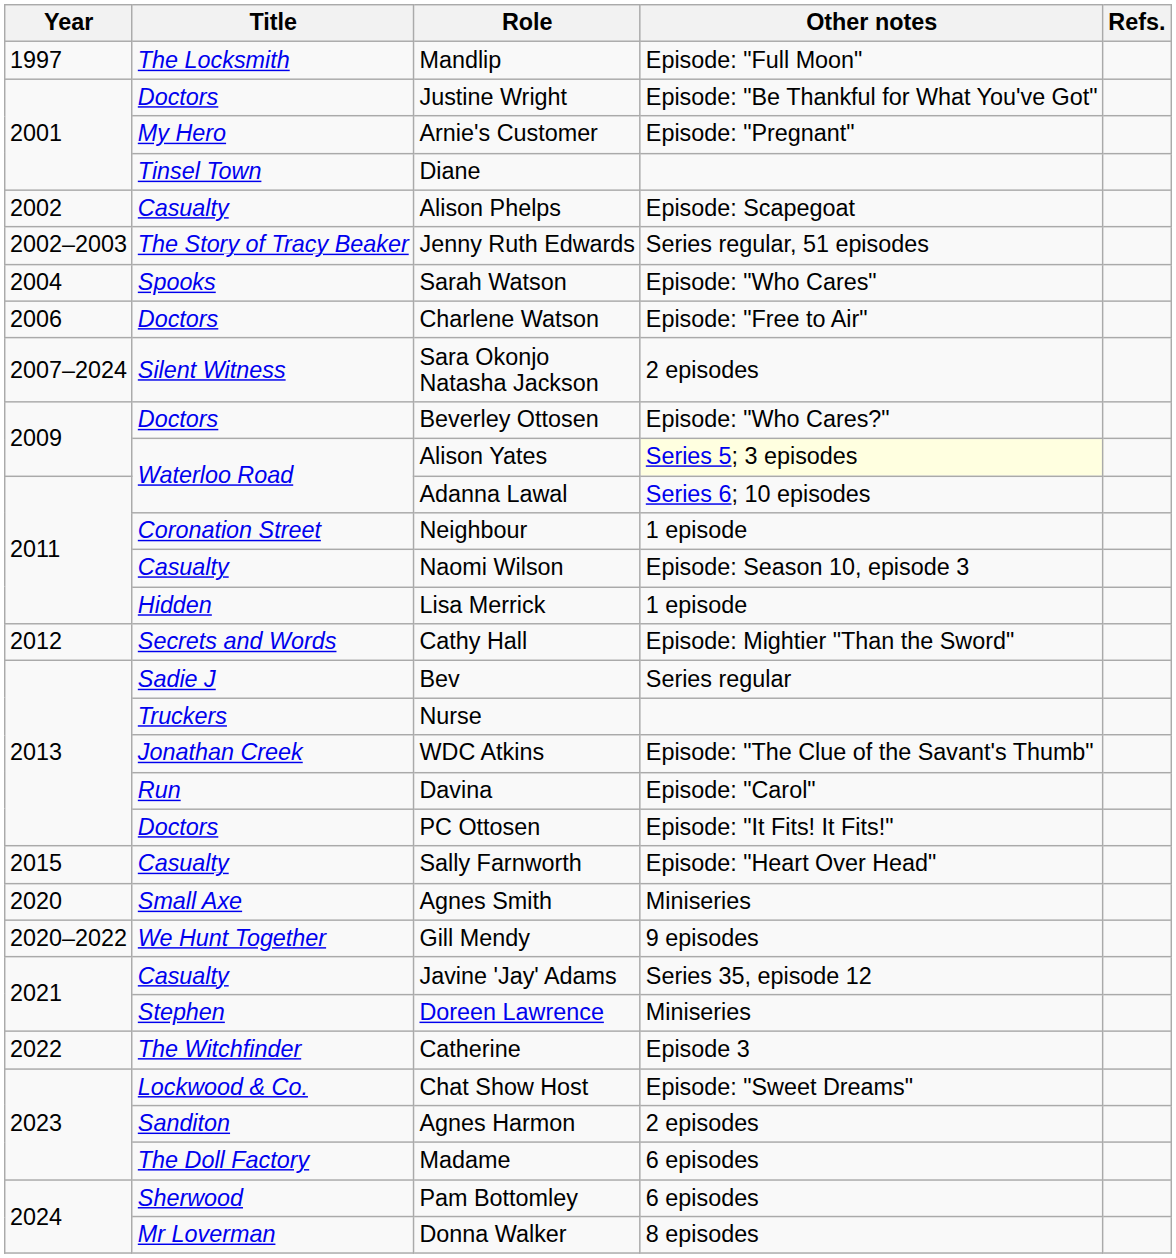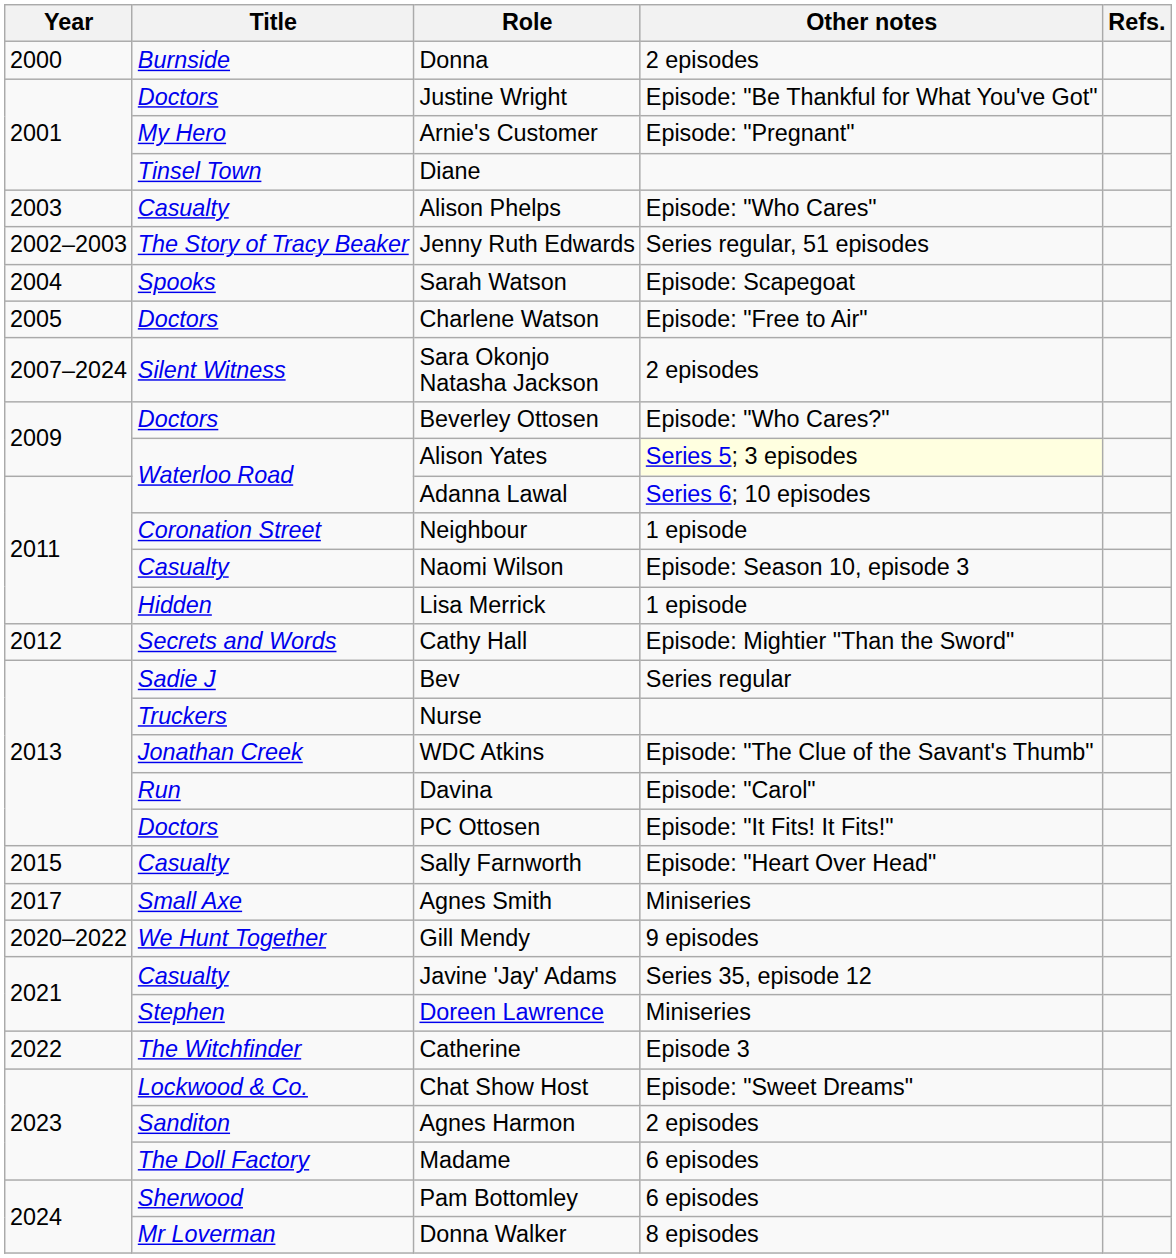- row: (460, 60)
+ row: (454, 60)
(36, 208) 2002 -> (36, 208) 2003
(750, 208) Episode: Scapegoat -> (761, 208) Episode: "Who Cares"
(761, 282) Episode: "Who Cares" -> (750, 282) Episode: Scapegoat
(36, 319) 2006 -> (36, 319) 2005
(36, 901) 2020 -> (36, 901) 2017
